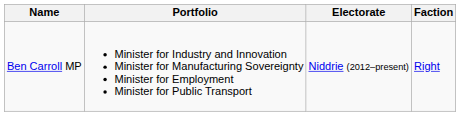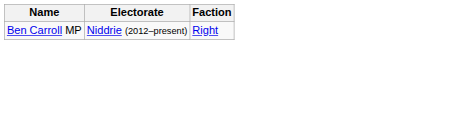- column: (195, 13)
